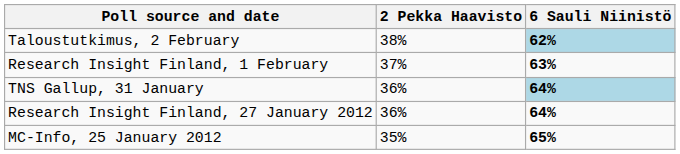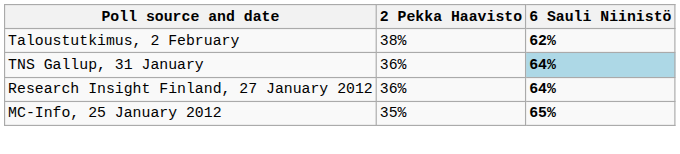(542, 41) lightblue background -> (542, 41) no background
- row: (168, 65)
